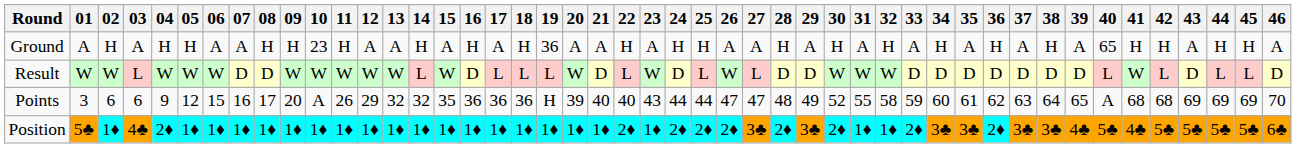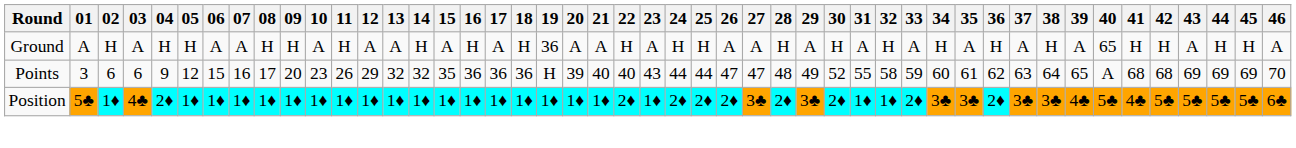(319, 45) 23 -> (319, 45) A
- row: (37, 73)
(319, 101) A -> (319, 73) 23
